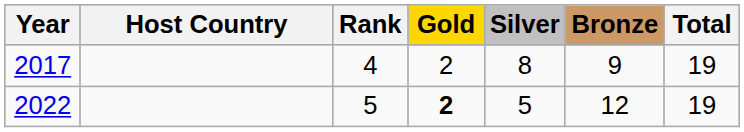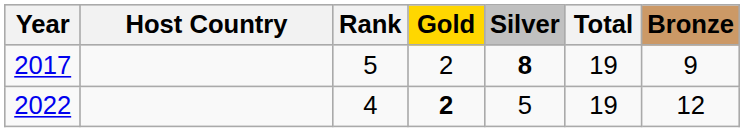columns swapped: (615, 24) <-> (702, 24)
(370, 65) 4 -> (370, 65) 5
(525, 65) normal -> (525, 65) bold
(370, 106) 5 -> (370, 106) 4
